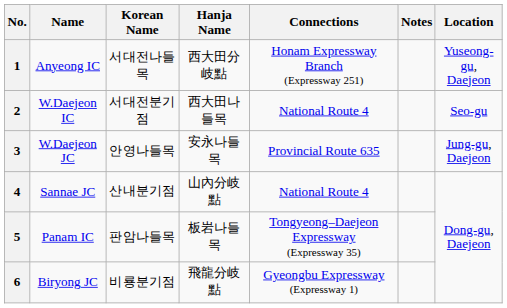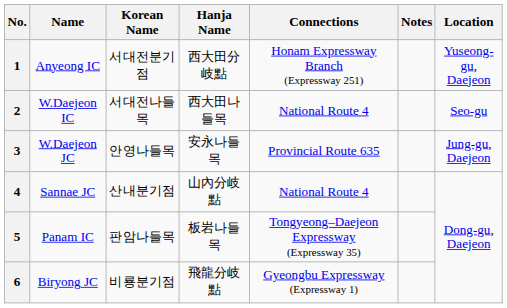(142, 64) 서대전나들목 -> (142, 64) 서대전분기점
(142, 110) 서대전분기점 -> (142, 110) 서대전나들목
